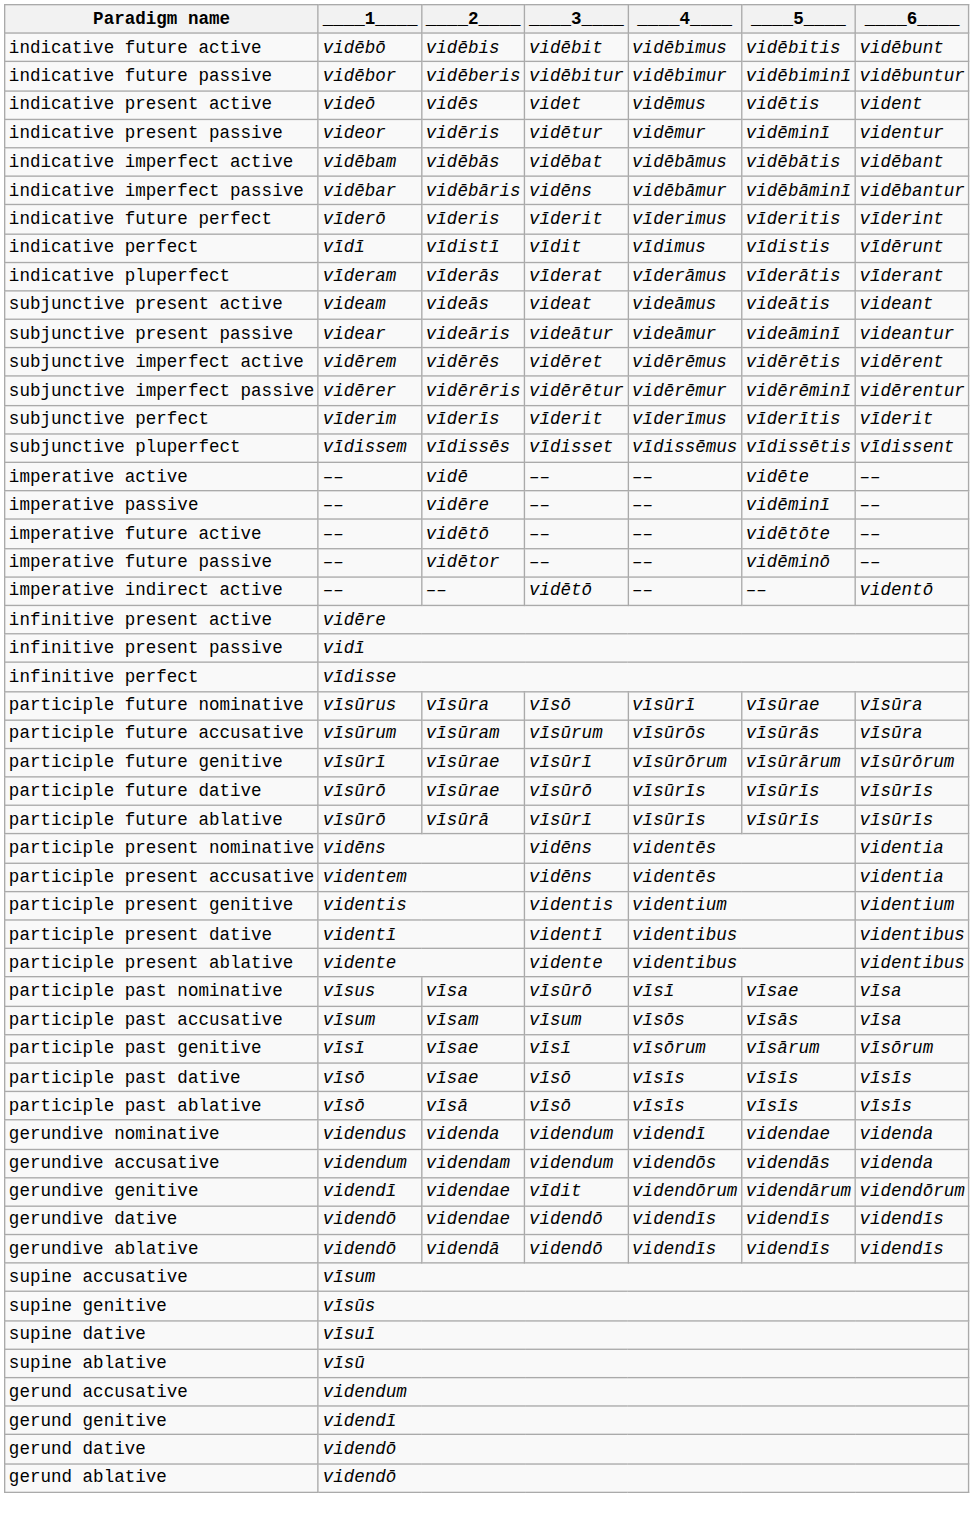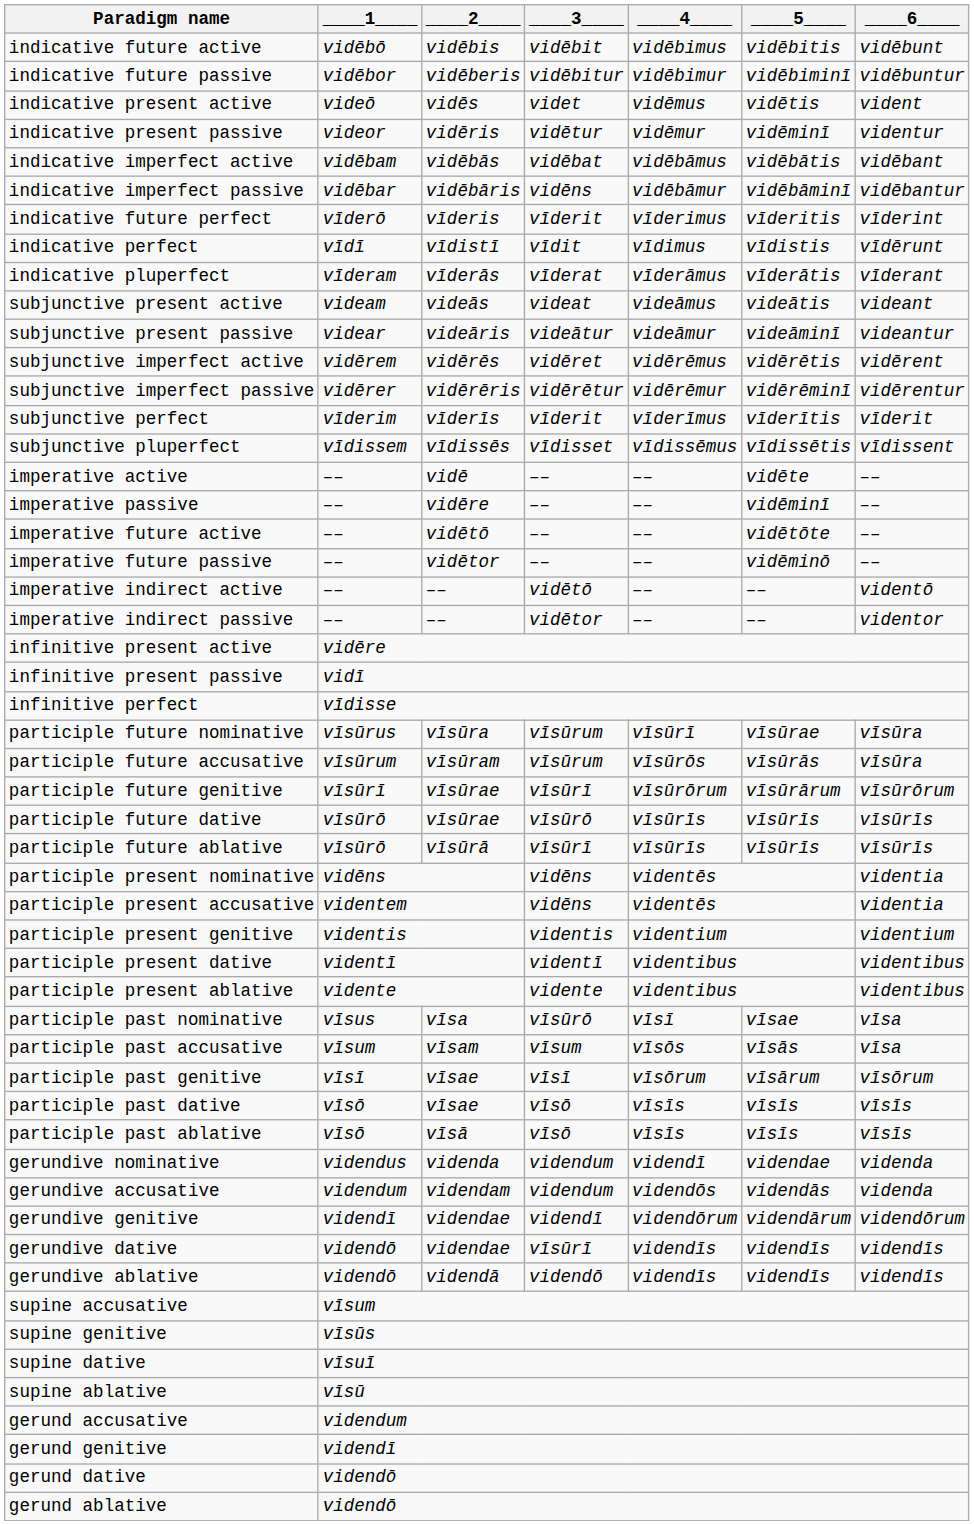+ row: (151, 620)
(550, 705) vīsō -> (566, 734) vīsūrum
(555, 1192) vīdit -> (566, 1220) videndī
(566, 1220) videndō -> (561, 1249) vīsūrī
